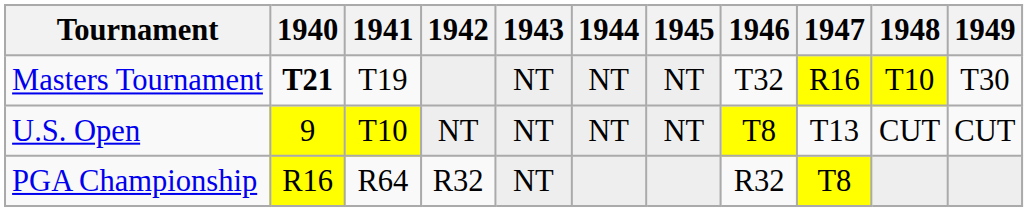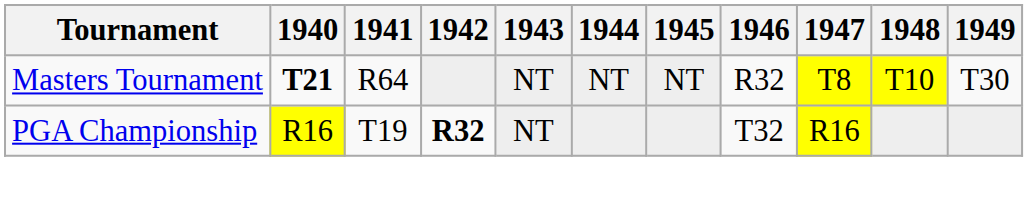(383, 80) T19 -> (383, 80) R64
(759, 80) T32 -> (759, 80) R32
(834, 80) R16 -> (834, 80) T8
- row: (76, 130)
(383, 181) R64 -> (383, 130) T19
(458, 181) normal -> (458, 130) bold
(759, 181) R32 -> (759, 130) T32
(834, 181) T8 -> (834, 130) R16
